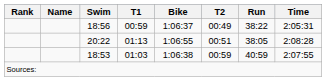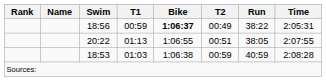(178, 26) normal -> (178, 26) bold
(298, 41) 2:08:28 -> (299, 41) 2:07:55
(298, 55) 2:07:55 -> (299, 55) 2:08:28
